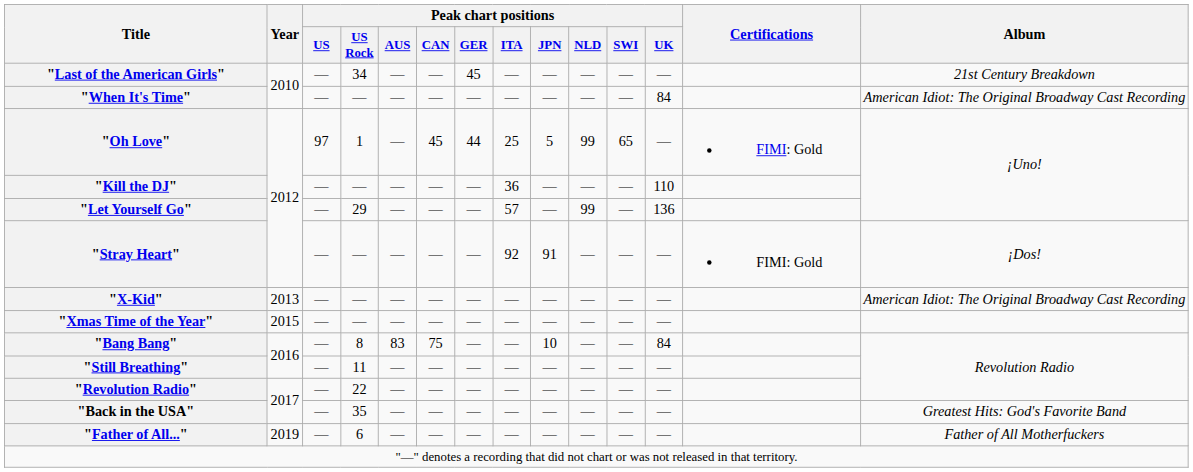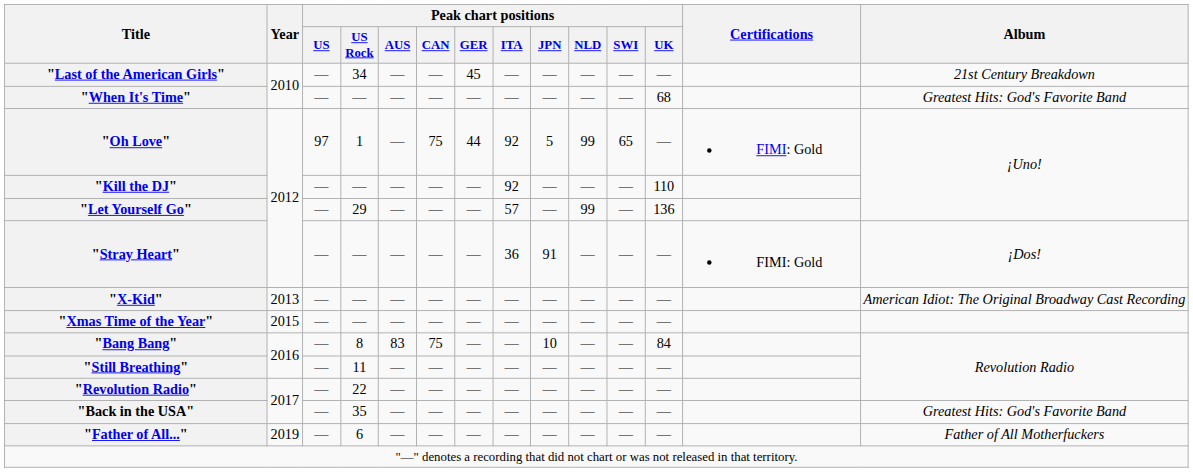(664, 97) 84 -> (664, 97) 68
(1024, 97) American Idiot: The Original Broadway Cast Recording -> (1024, 97) Greatest Hits: God's Favorite Band
(436, 142) 45 -> (436, 142) 75
(512, 142) 25 -> (512, 142) 92
(512, 186) 36 -> (512, 186) 92
(512, 254) 92 -> (512, 254) 36
